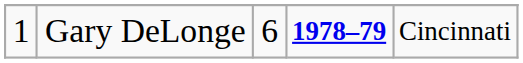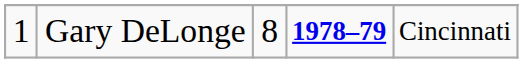(270, 31) 6 -> (270, 31) 8
